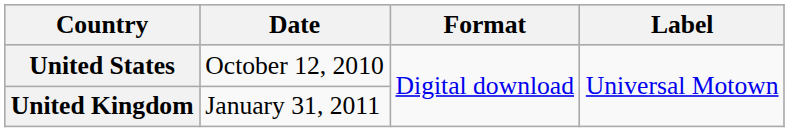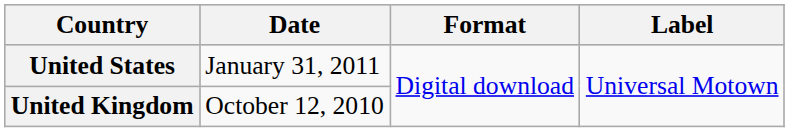(295, 65) October 12, 2010 -> (293, 65) January 31, 2011
(293, 106) January 31, 2011 -> (295, 106) October 12, 2010
